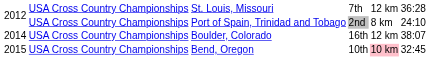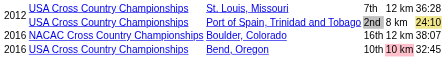(413, 22) no background -> (428, 22) khaki background
(15, 36) 2014 -> (15, 36) 2016
(109, 36) USA Cross Country Championships -> (116, 36) NACAC Cross Country Championships
(15, 50) 2015 -> (15, 50) 2016
